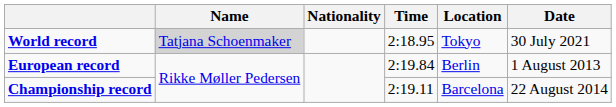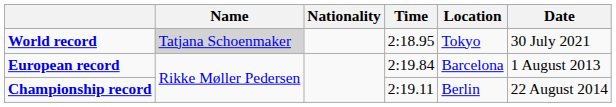(461, 65) Berlin -> (473, 65) Barcelona
(473, 89) Barcelona -> (461, 89) Berlin
